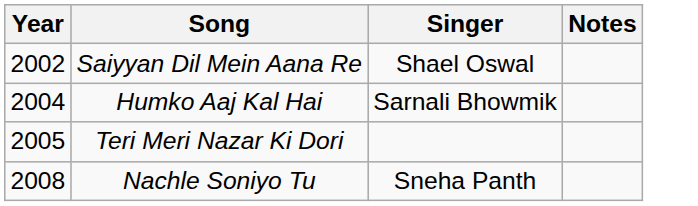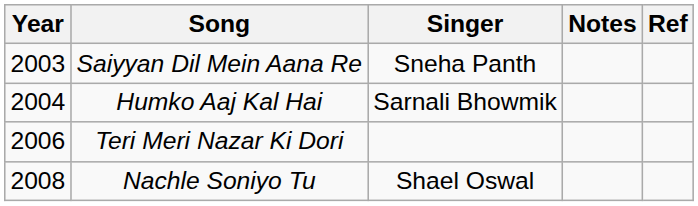+ column: (668, 24)
(38, 63) 2002 -> (38, 63) 2003
(465, 63) Shael Oswal -> (465, 63) Sneha Panth
(38, 141) 2005 -> (38, 141) 2006
(465, 180) Sneha Panth -> (465, 180) Shael Oswal
